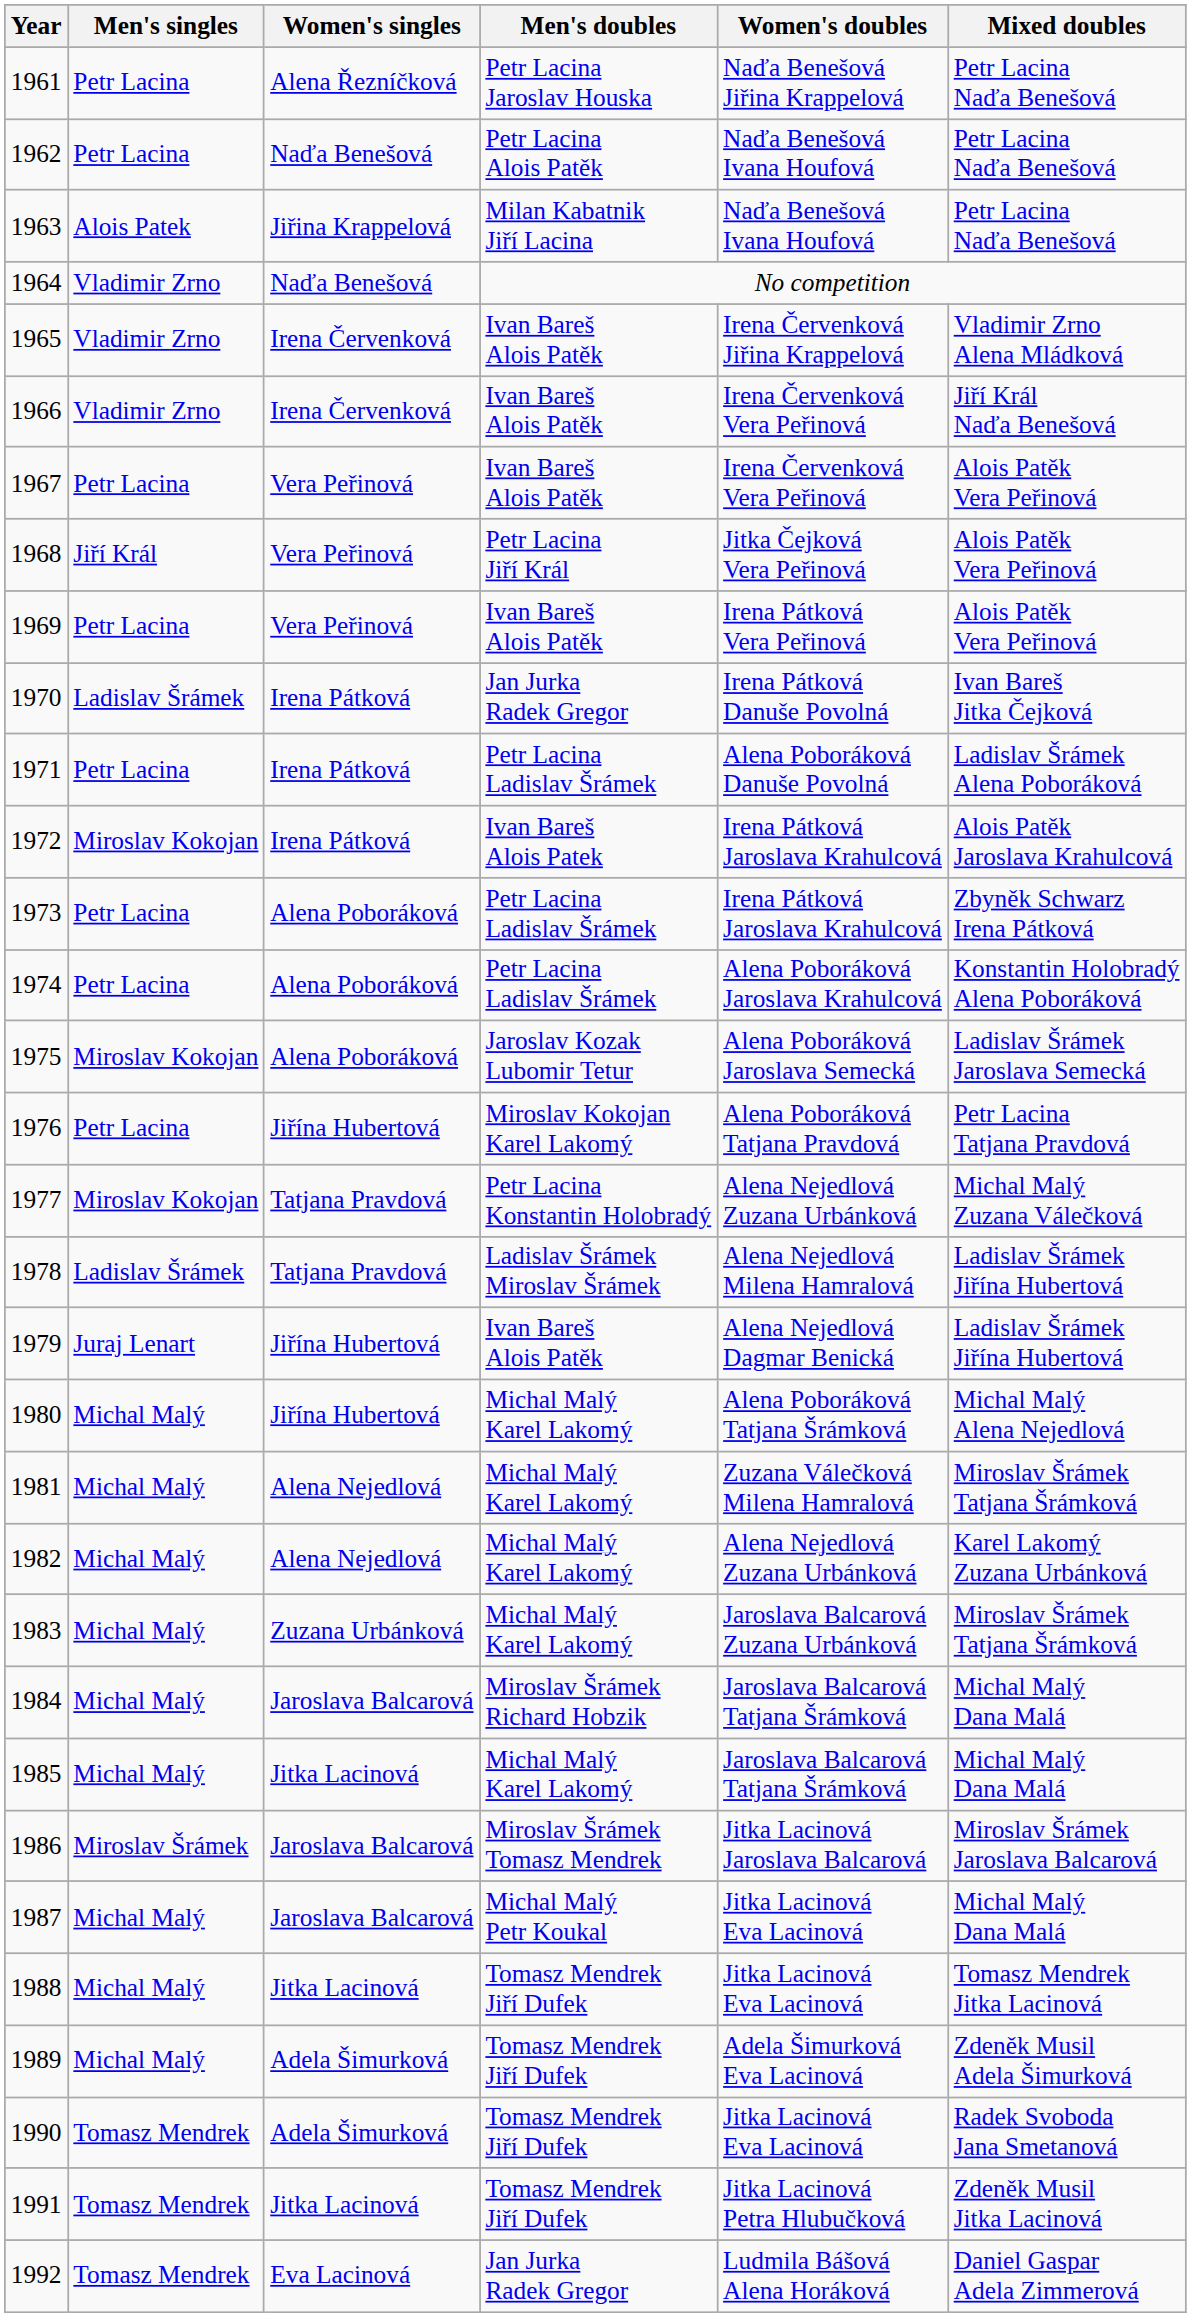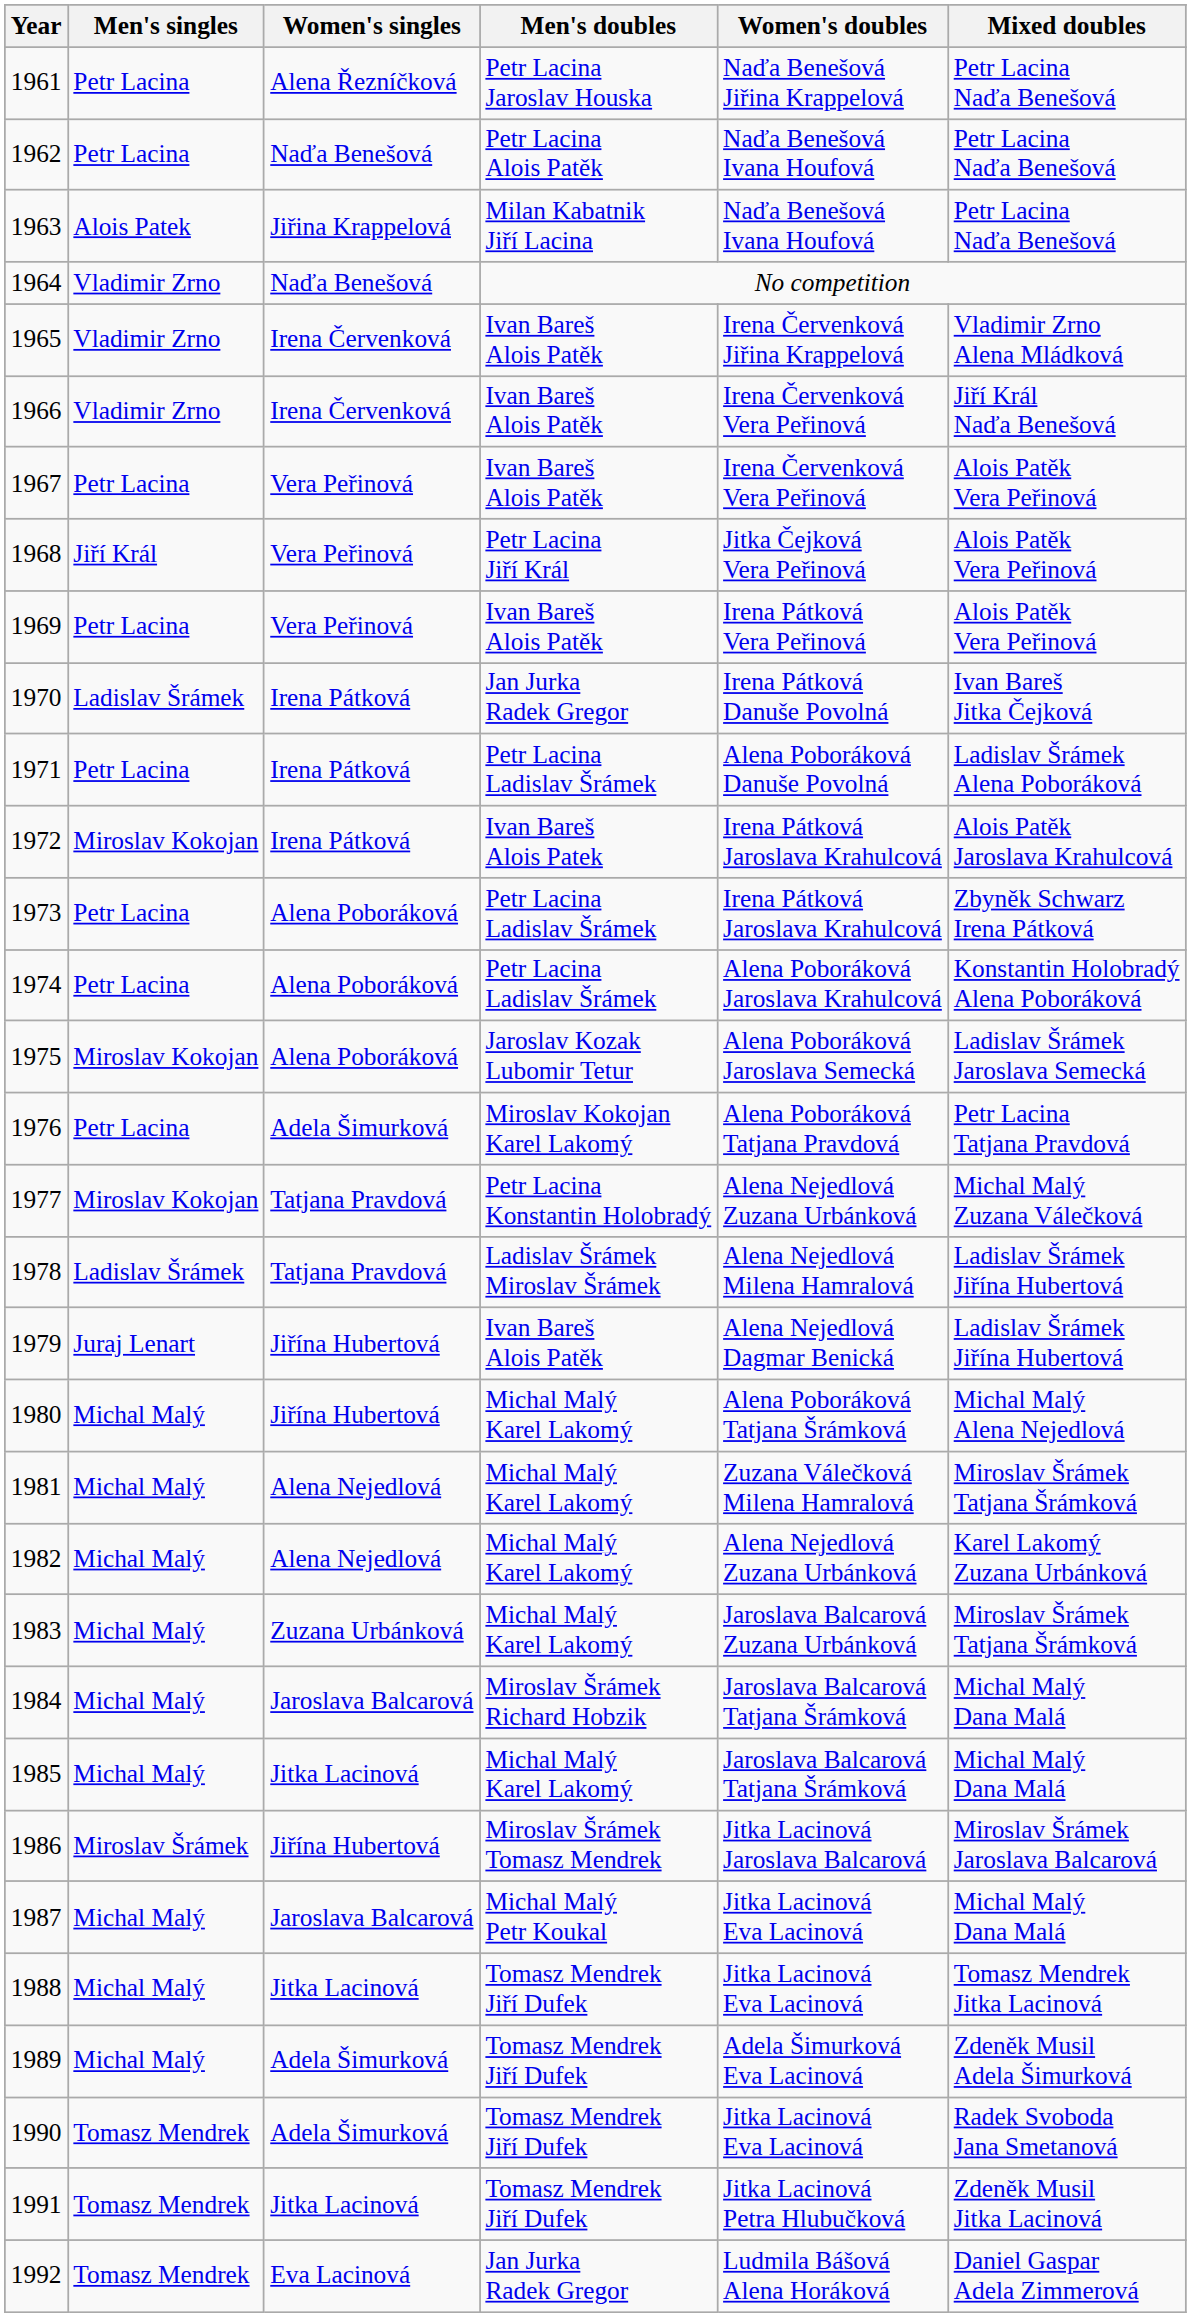(355, 1128) Jiřína Hubertová -> (359, 1128) Adela Šimurková
(372, 1845) Jaroslava Balcarová -> (355, 1845) Jiřína Hubertová
